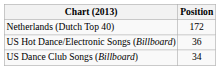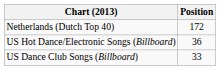(197, 57) 34 -> (197, 57) 33
